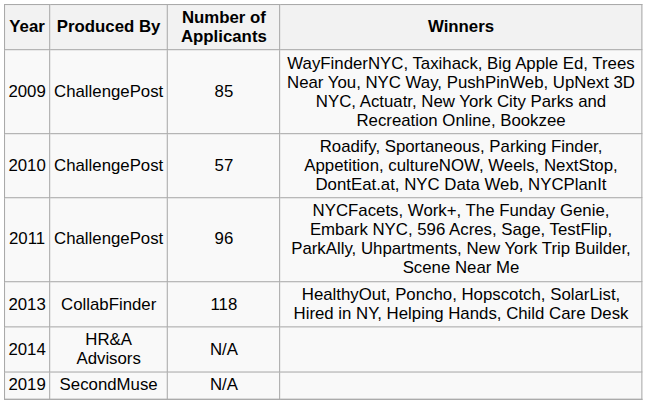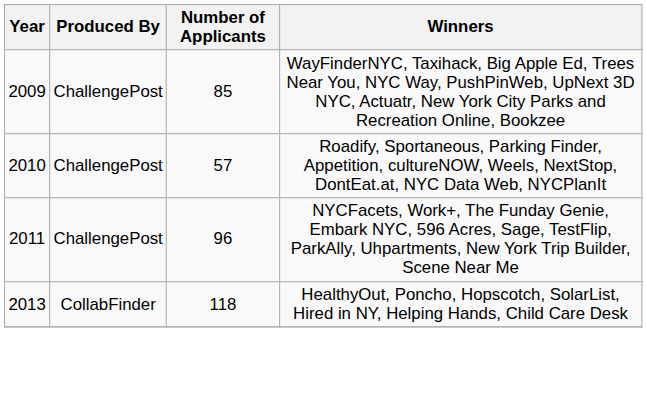- row: (27, 349)
- row: (27, 385)
